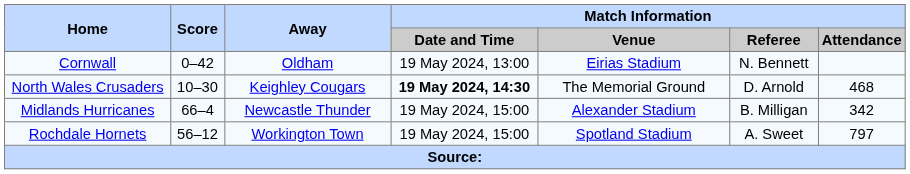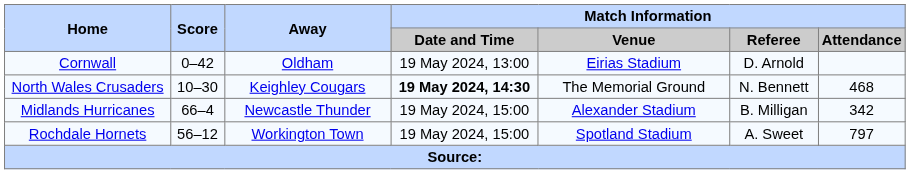(774, 63) N. Bennett -> (774, 63) D. Arnold
(774, 87) D. Arnold -> (774, 87) N. Bennett
